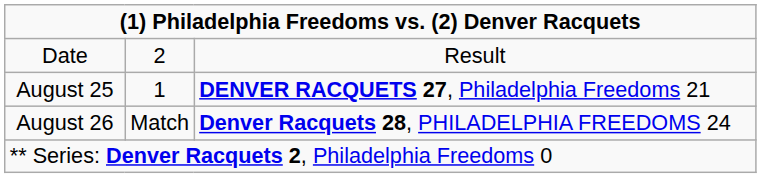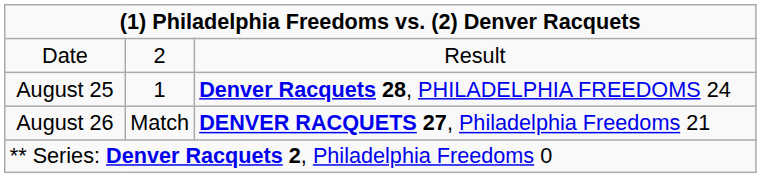(455, 89) DENVER RACQUETS 27, Philadelphia Freedoms 21 -> (465, 89) Denver Racquets 28, PHILADELPHIA FREEDOMS 24
(465, 122) Denver Racquets 28, PHILADELPHIA FREEDOMS 24 -> (455, 122) DENVER RACQUETS 27, Philadelphia Freedoms 21
